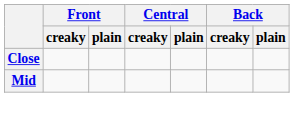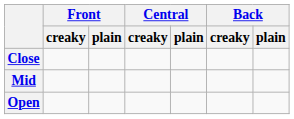+ row: (24, 102)
